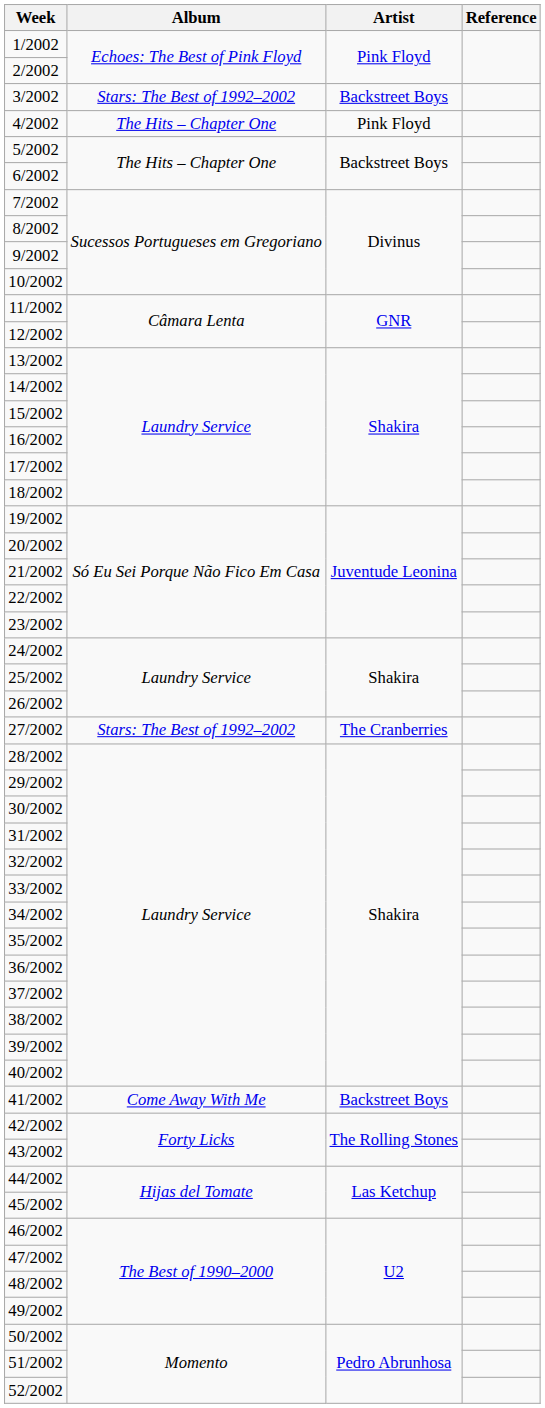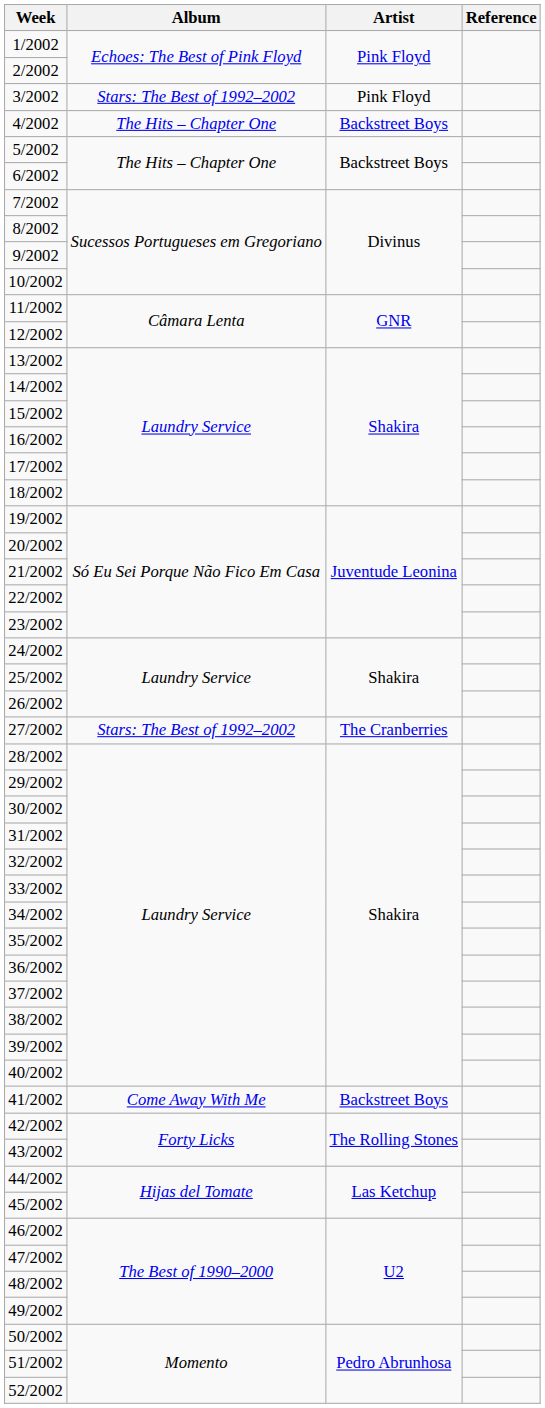(394, 96) Backstreet Boys -> (394, 96) Pink Floyd
(394, 123) Pink Floyd -> (394, 123) Backstreet Boys
